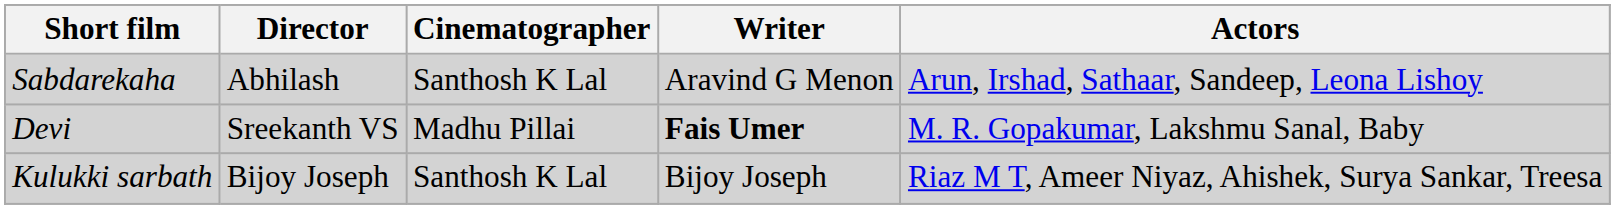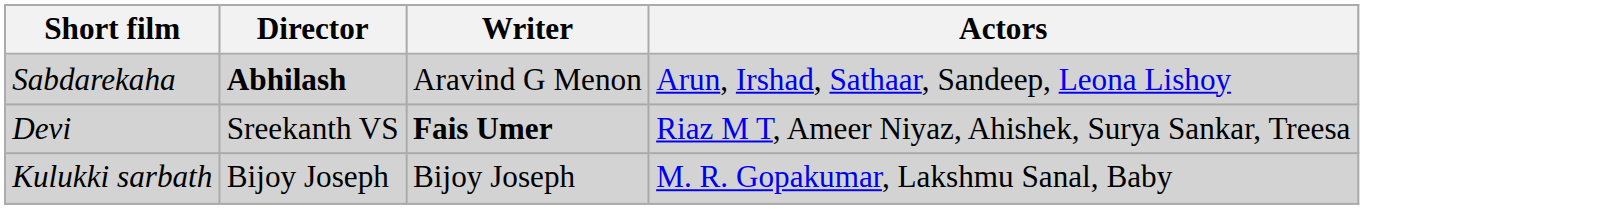- column: (532, 29)
(283, 78) normal -> (287, 78) bold
(1166, 128) M. R. Gopakumar, Lakshmu Sanal, Baby -> (1003, 128) Riaz M T, Ameer Niyaz, Ahishek, Surya Sankar, Treesa
(1255, 177) Riaz M T, Ameer Niyaz, Ahishek, Surya Sankar, Treesa -> (914, 177) M. R. Gopakumar, Lakshmu Sanal, Baby
